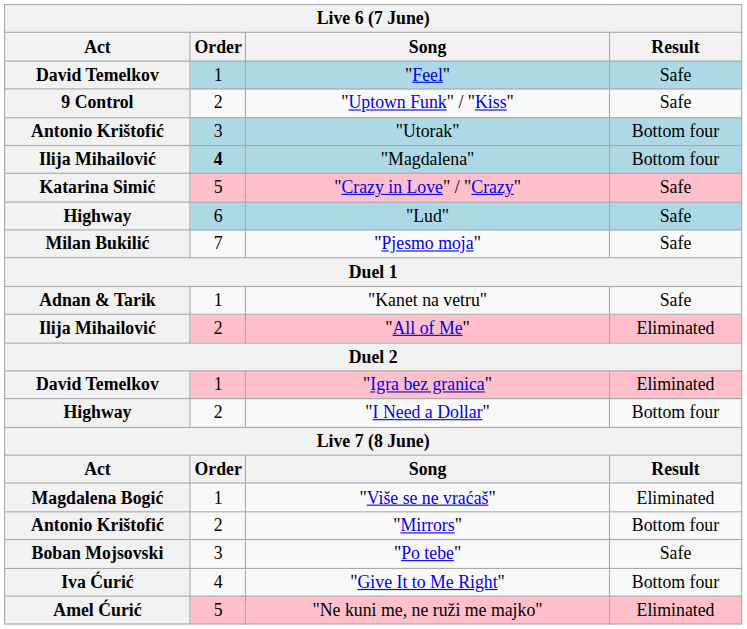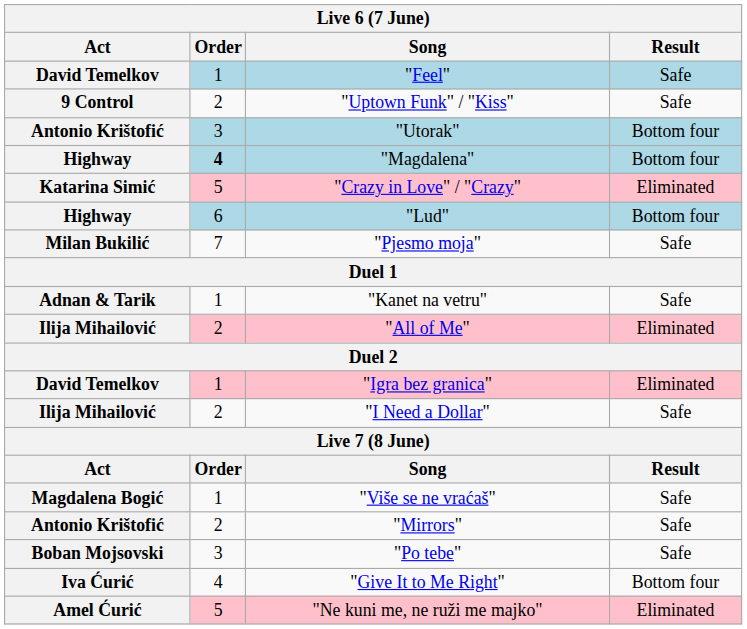(97, 159) Ilija Mihailović -> (97, 159) Highway
(676, 187) Safe -> (676, 187) Eliminated
(676, 215) Safe -> (676, 215) Bottom four
(97, 412) Highway -> (97, 412) Ilija Mihailović
(676, 412) Bottom four -> (676, 412) Safe
(676, 497) Eliminated -> (676, 497) Safe
(676, 525) Bottom four -> (676, 525) Safe
